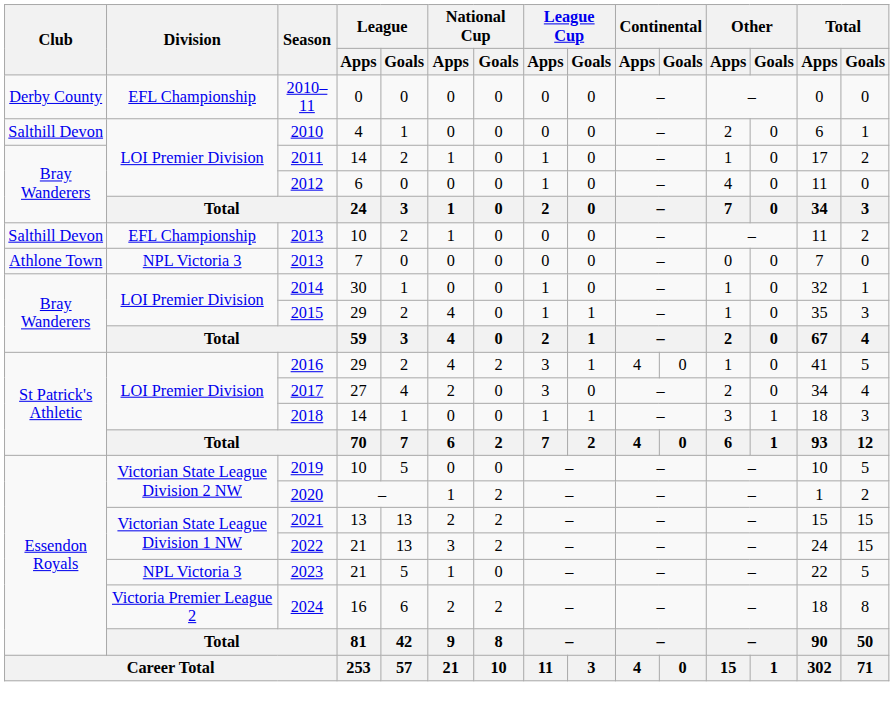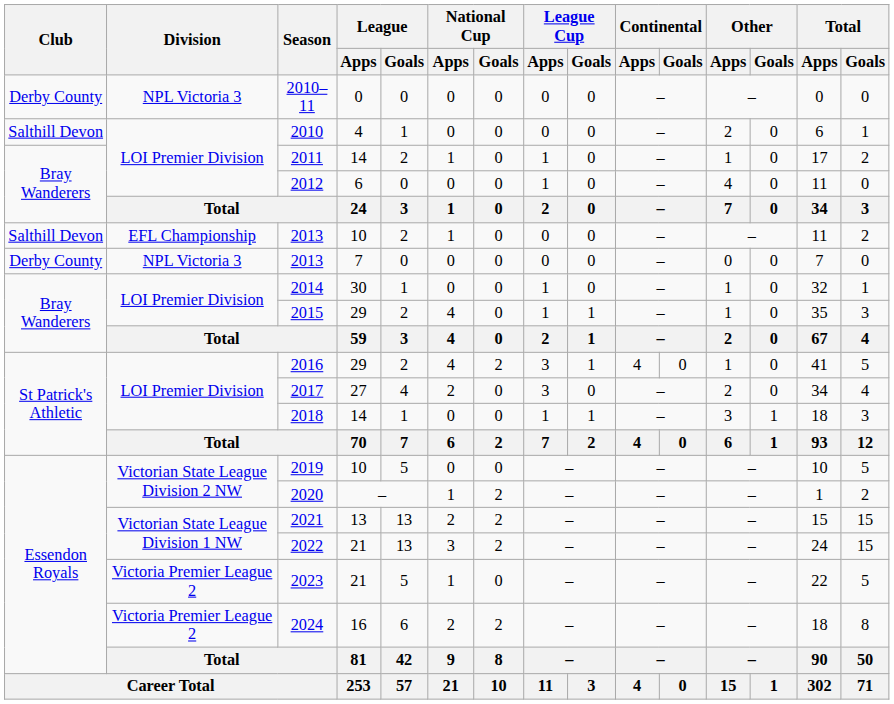(192, 96) EFL Championship -> (192, 96) NPL Victoria 3
(56, 261) Athlone Town -> (56, 261) Derby County
(192, 571) NPL Victoria 3 -> (192, 580) Victoria Premier League 2
